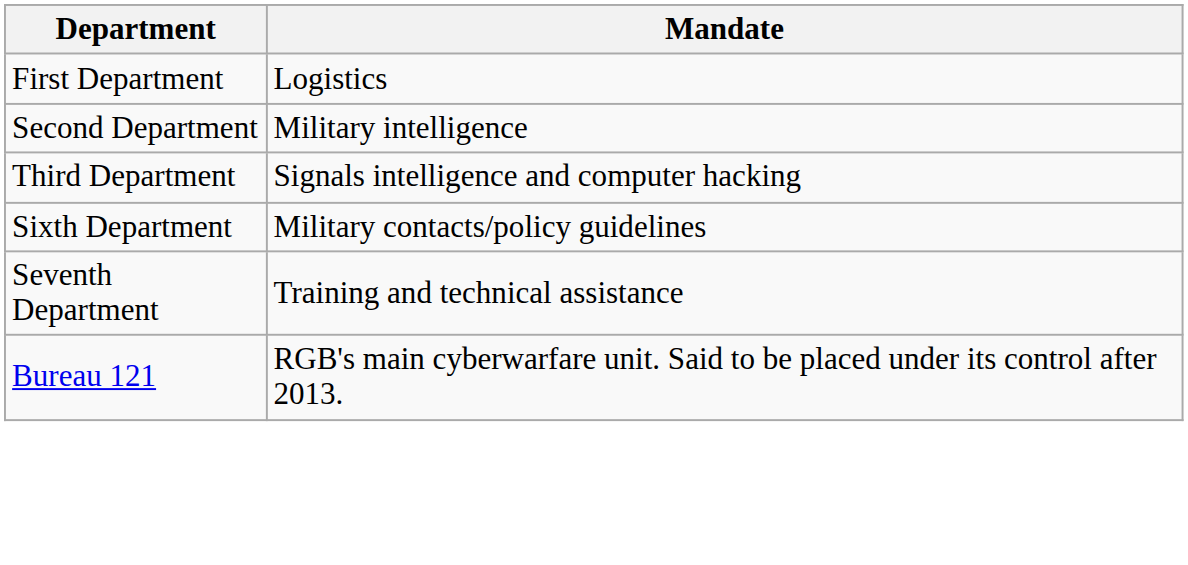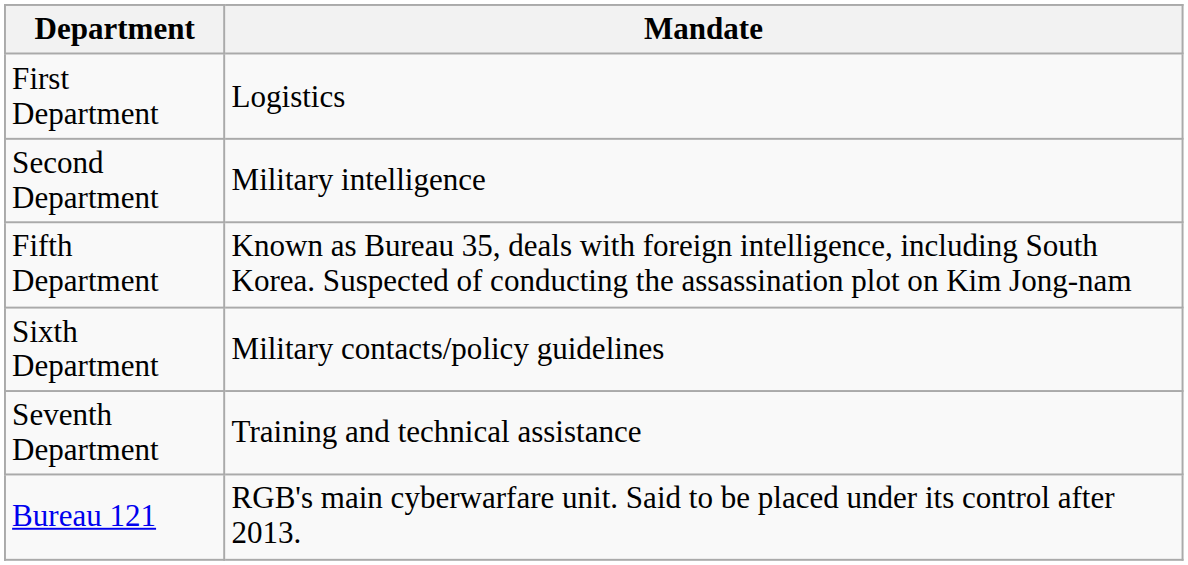- row: (124, 176)
+ row: (85, 264)
